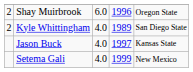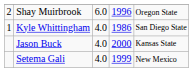(9, 28) 2 -> (9, 28) 1
(122, 28) 1989 -> (122, 28) 1986
(122, 43) 1997 -> (122, 43) 2000
